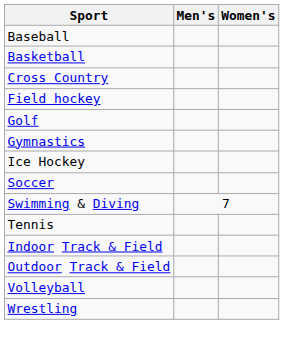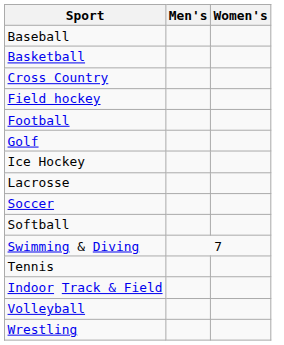+ row: (39, 120)
- row: (46, 141)
+ row: (39, 183)
+ row: (39, 225)
- row: (89, 267)
